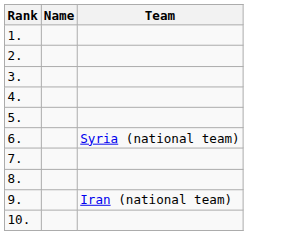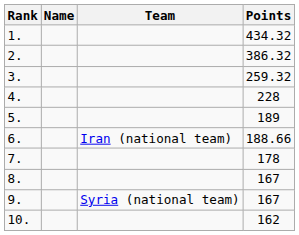+ column: (268, 15)
(160, 138) Syria (national team) -> (156, 138) Iran (national team)
(156, 200) Iran (national team) -> (160, 200) Syria (national team)
